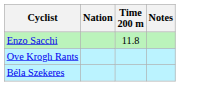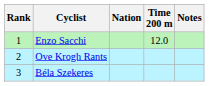+ column: (19, 18)
(131, 40) 11.8 -> (159, 40) 12.0
